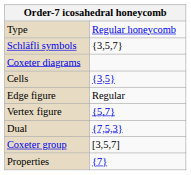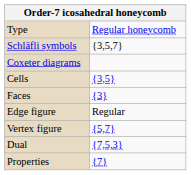+ row: (19, 95)
- row: (37, 145)
